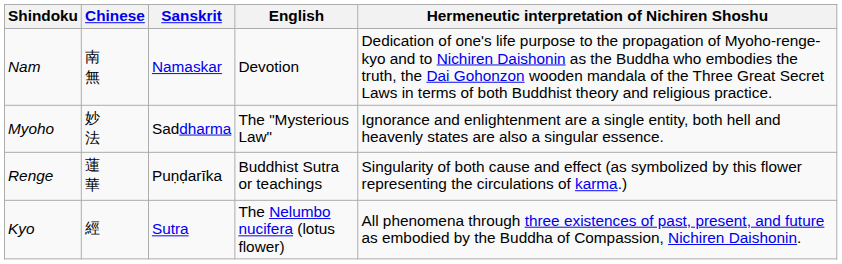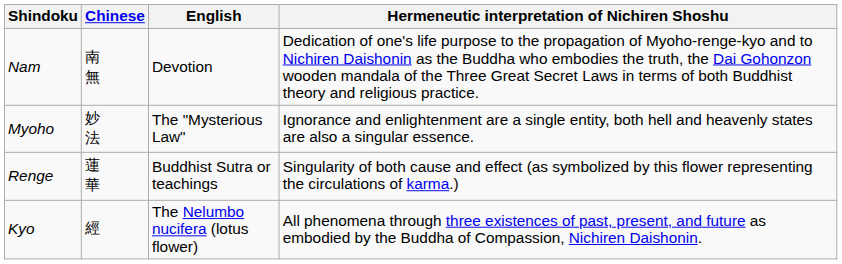- column: (192, 16)
